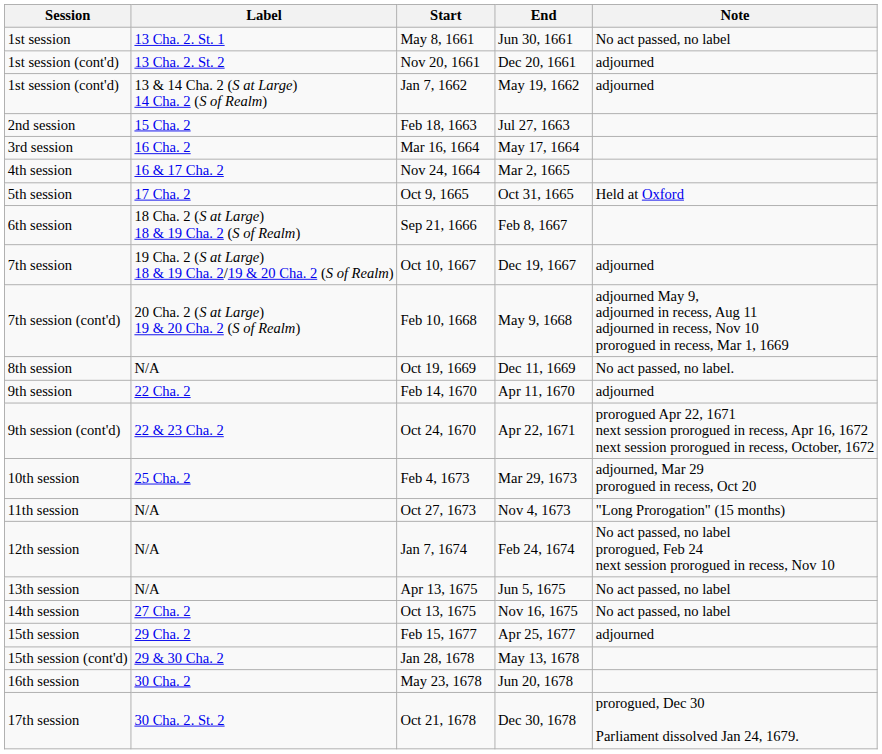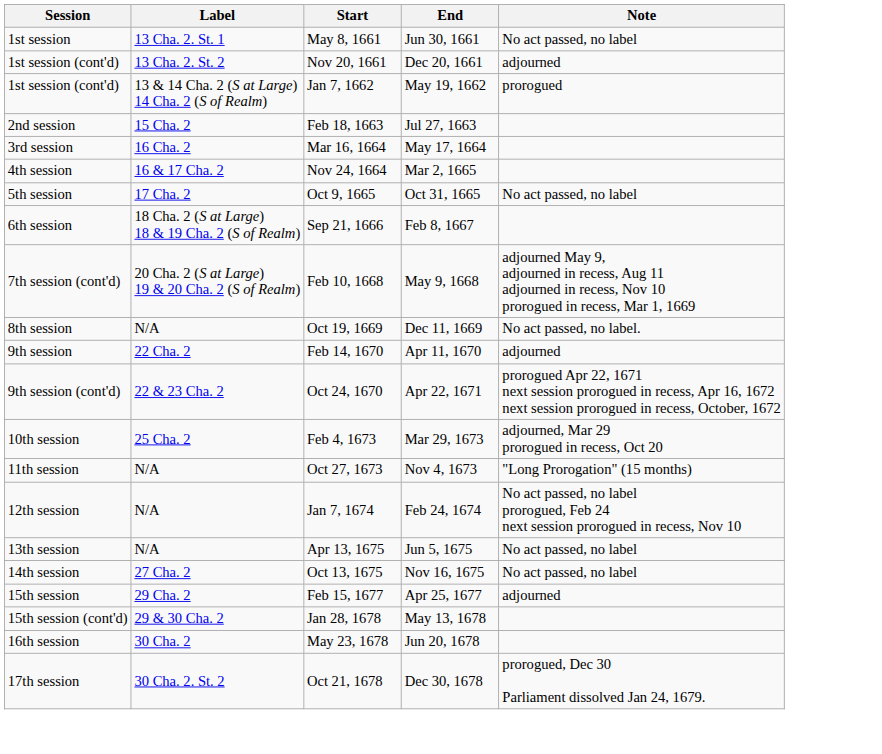(625, 85) adjourned -> (532, 85) prorogued
(640, 194) Held at Oxford -> (570, 194) No act passed, no label
- row: (438, 264)
